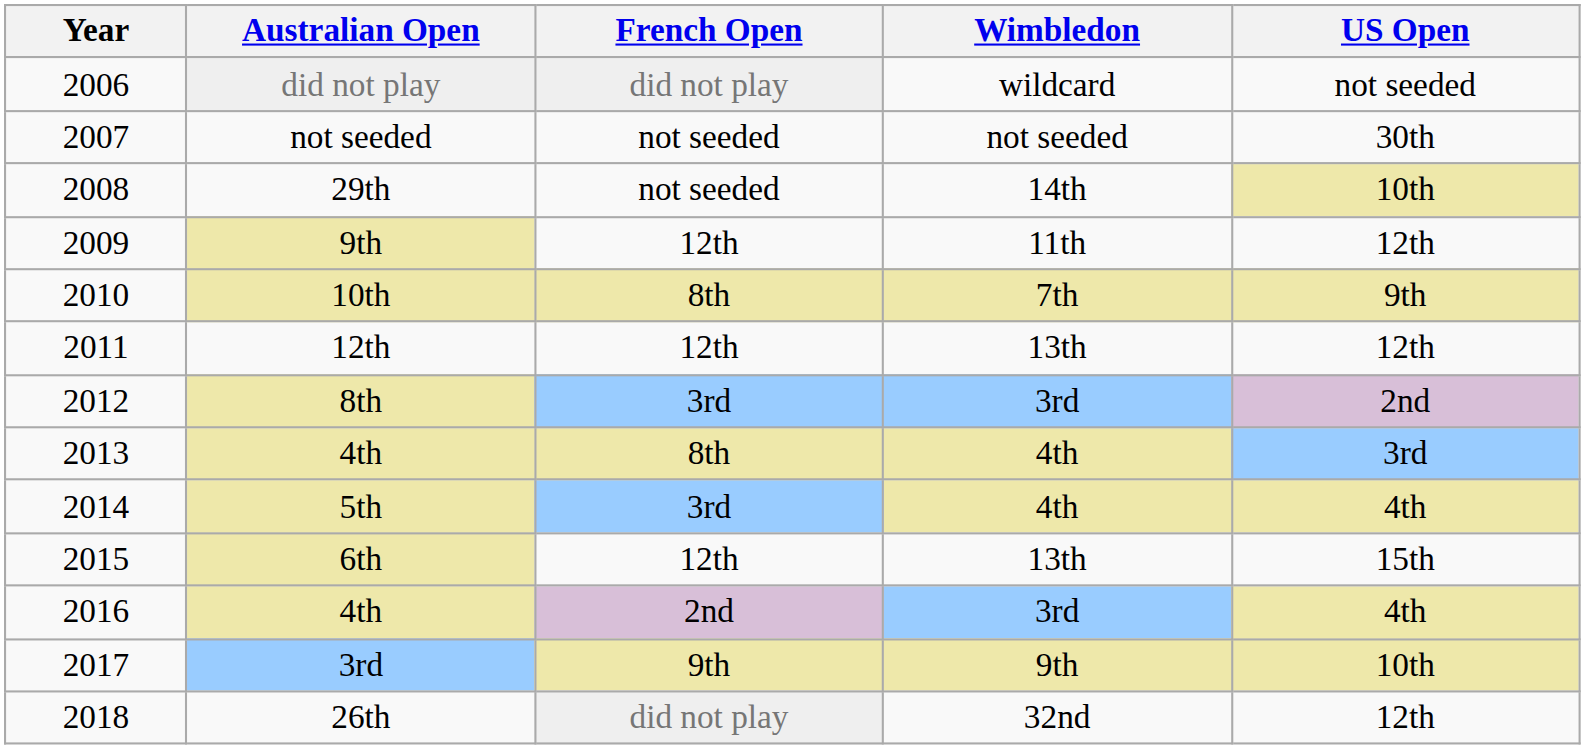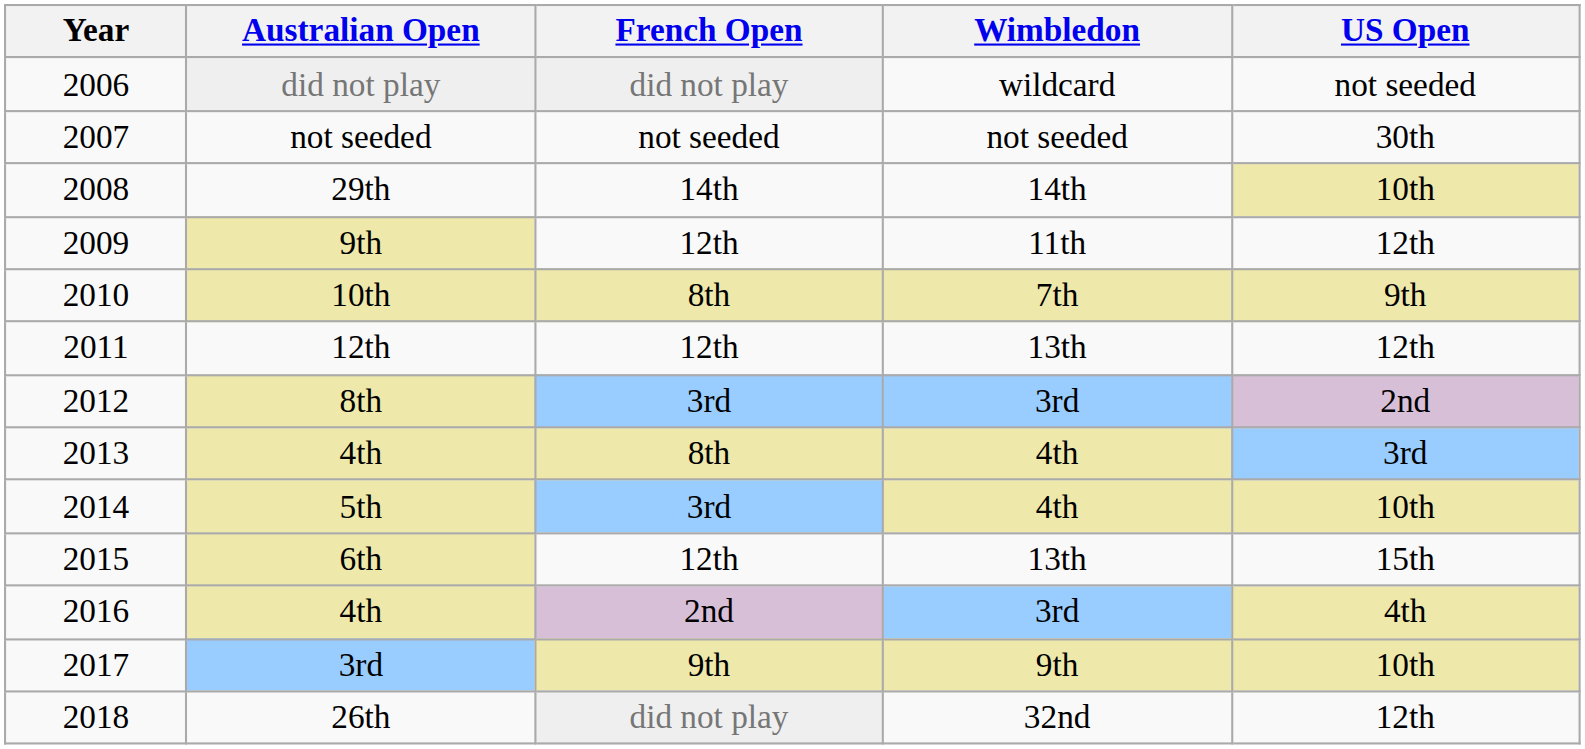(709, 189) not seeded -> (709, 189) 14th
(1405, 505) 4th -> (1405, 505) 10th
